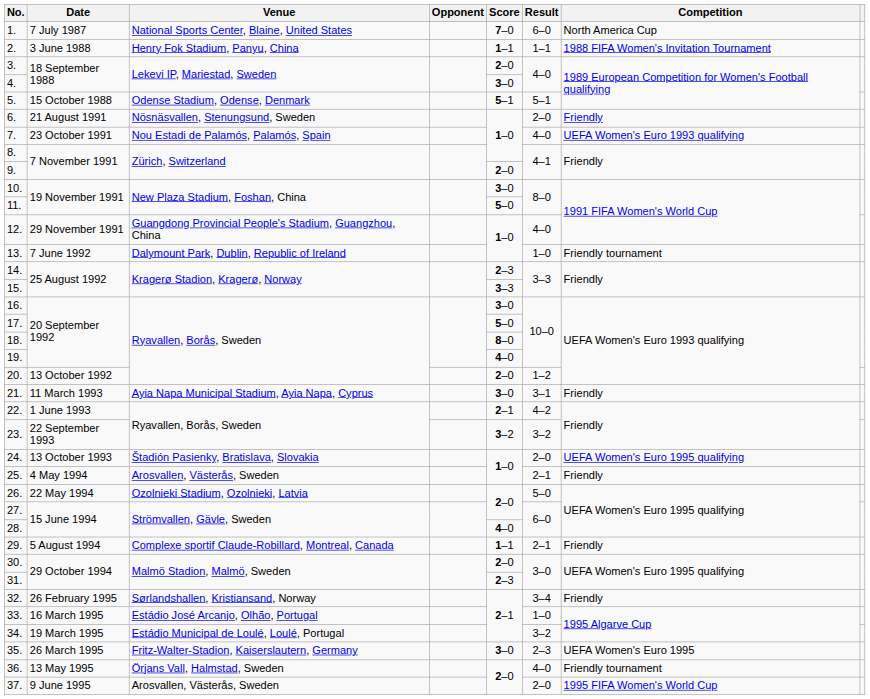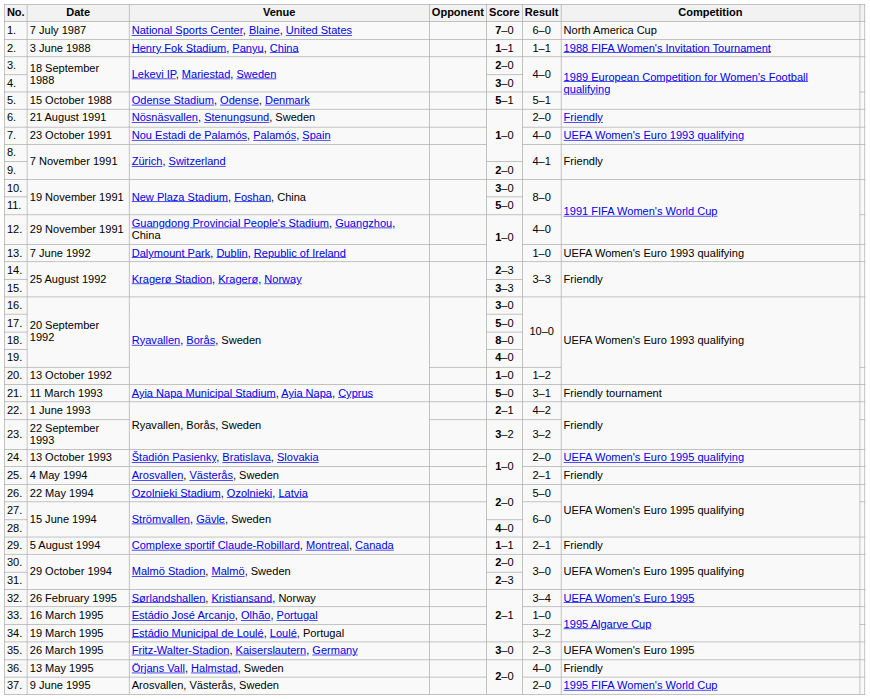(613, 253) Friendly tournament -> (654, 253) UEFA Women's Euro 1993 qualifying
(504, 375) 2–0 -> (504, 375) 1–0
(504, 393) 3–0 -> (504, 393) 5–0
(583, 393) Friendly -> (613, 393) Friendly tournament
(583, 598) Friendly -> (629, 598) UEFA Women's Euro 1995
(613, 668) Friendly tournament -> (583, 668) Friendly
